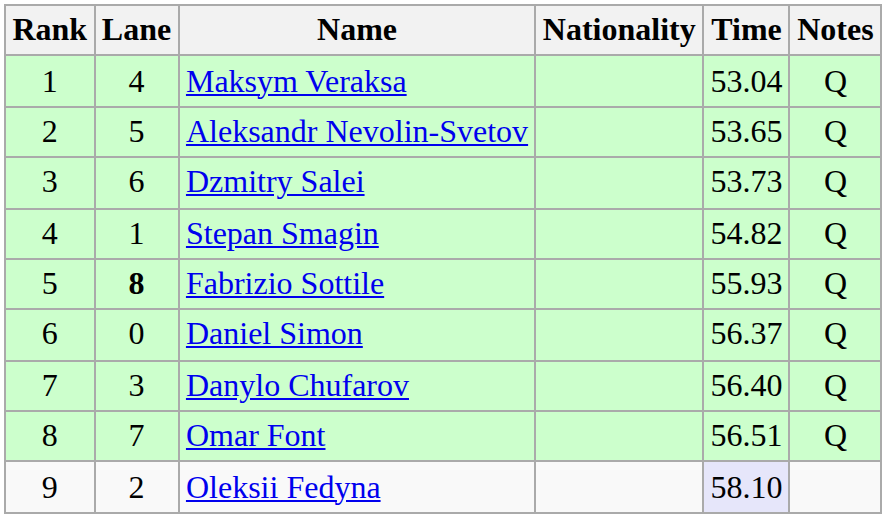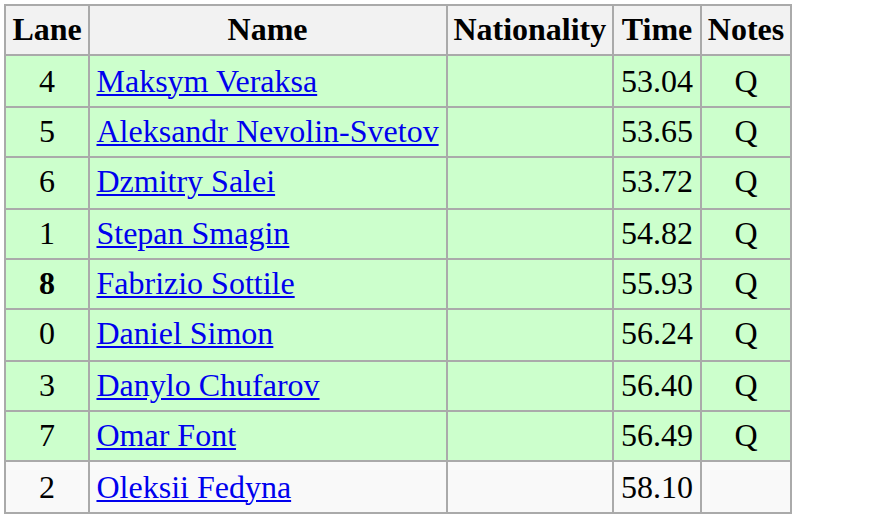- column: (50, 29)
(746, 182) 53.73 -> (657, 182) 53.72
(746, 334) 56.37 -> (657, 334) 56.24
(746, 435) 56.51 -> (657, 435) 56.49
(746, 486) lavender background -> (657, 486) no background
